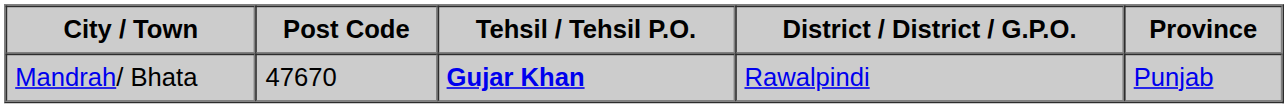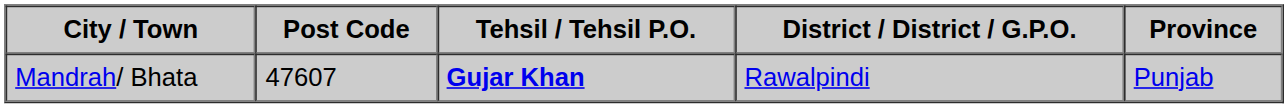(301, 77) 47670 -> (301, 77) 47607
